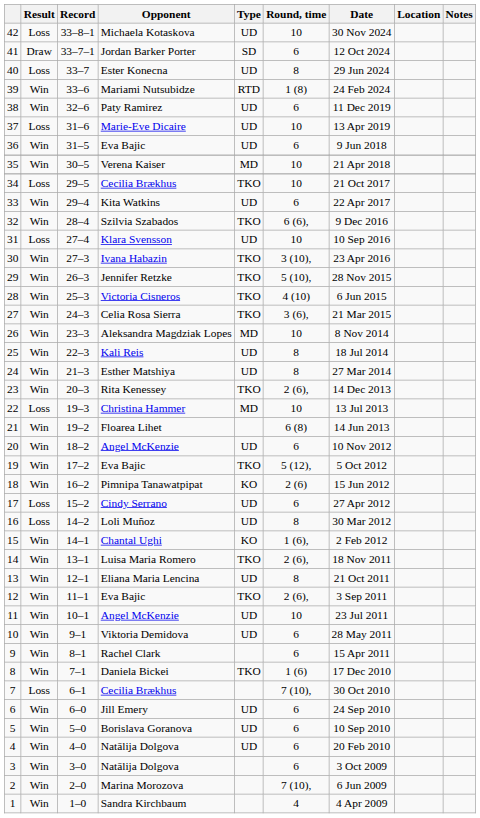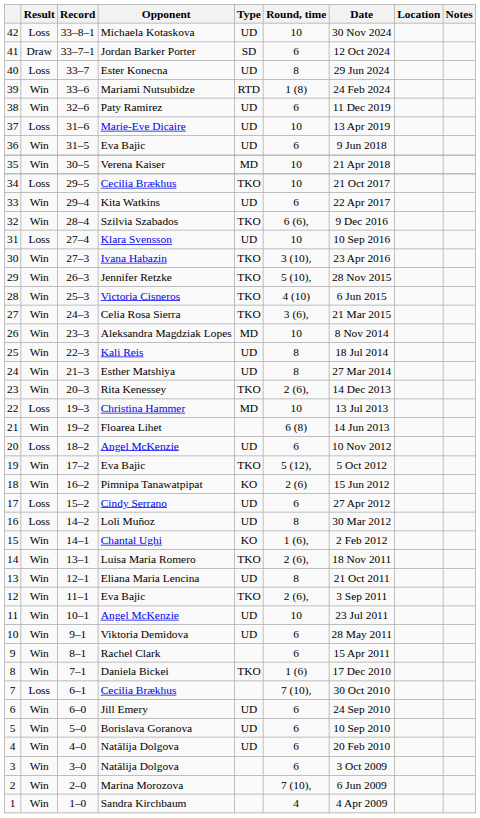(39, 446) Win -> (39, 446) Loss
